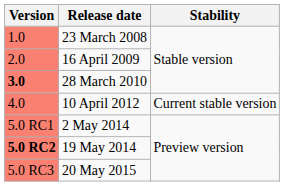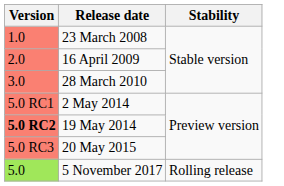(16, 81) bold -> (16, 81) normal
- row: (101, 103)
+ row: (112, 170)
